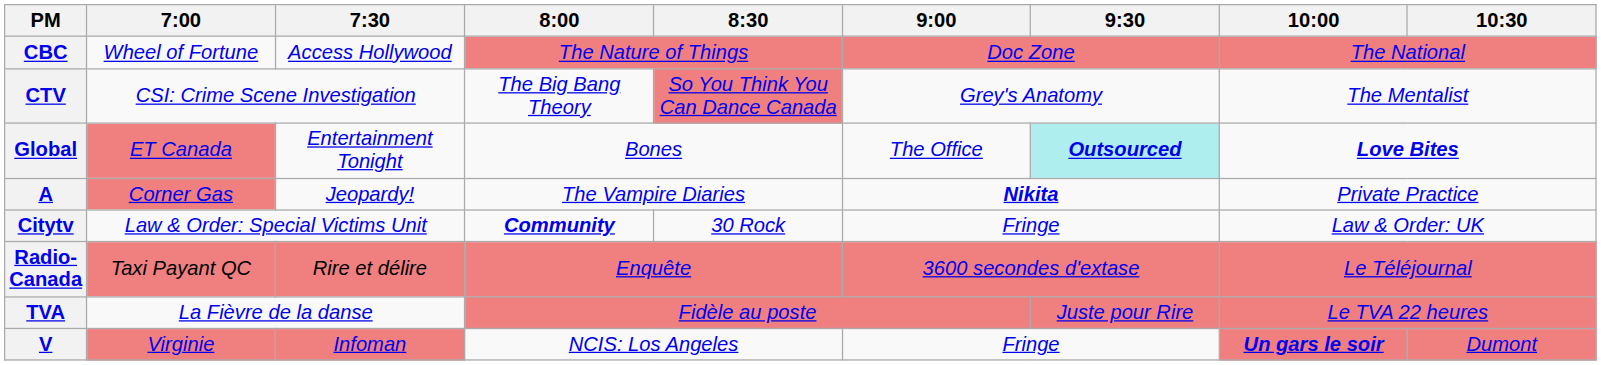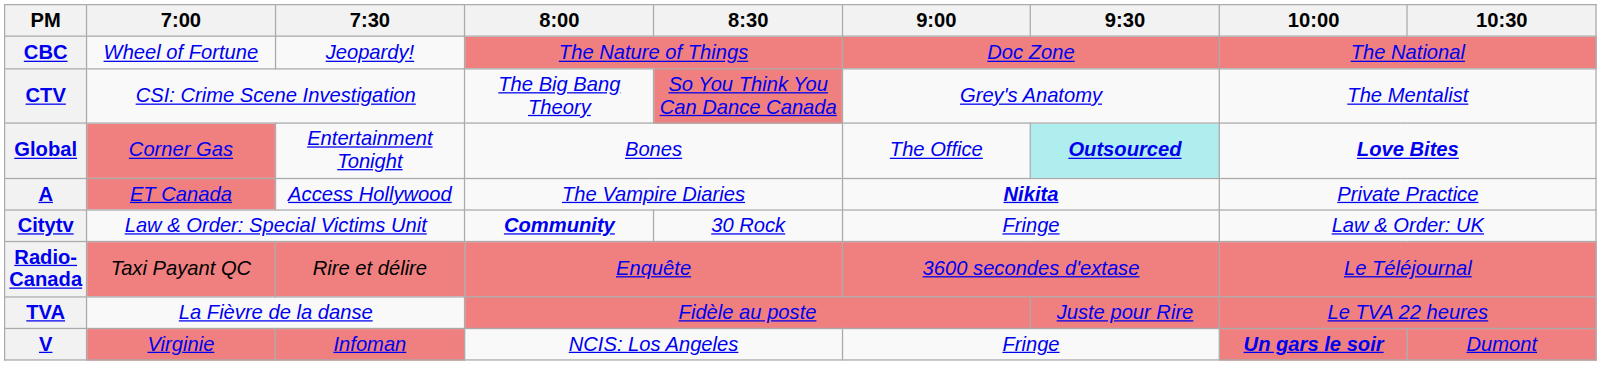(370, 52) Access Hollywood -> (370, 52) Jeopardy!
(181, 150) ET Canada -> (181, 150) Corner Gas
(181, 193) Corner Gas -> (181, 193) ET Canada
(370, 193) Jeopardy! -> (370, 193) Access Hollywood
